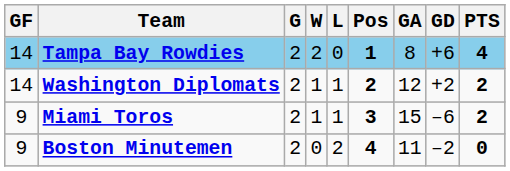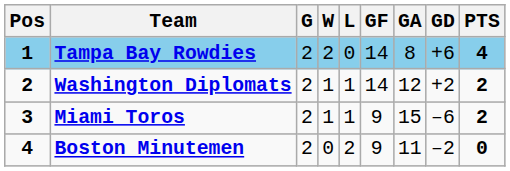columns swapped: (371, 21) <-> (21, 21)
